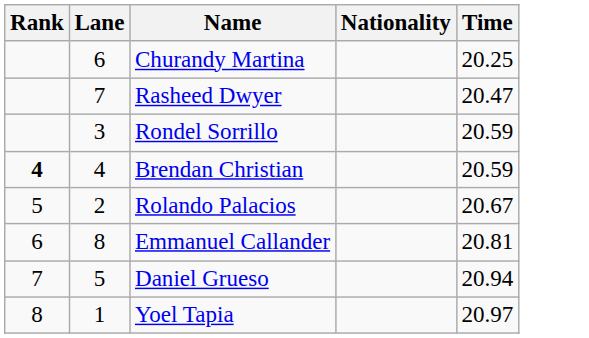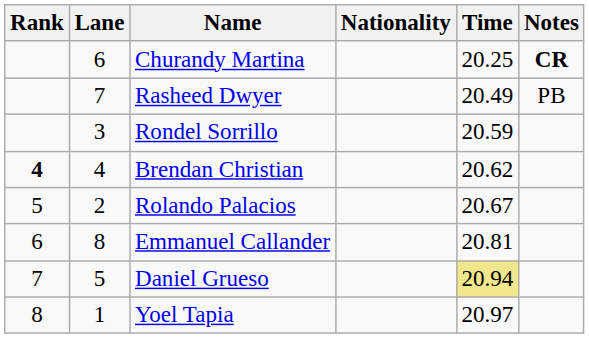+ column: (551, 22)
(487, 95) 20.47 -> (487, 95) 20.49
(487, 168) 20.59 -> (487, 168) 20.62
(487, 278) no background -> (487, 278) khaki background
